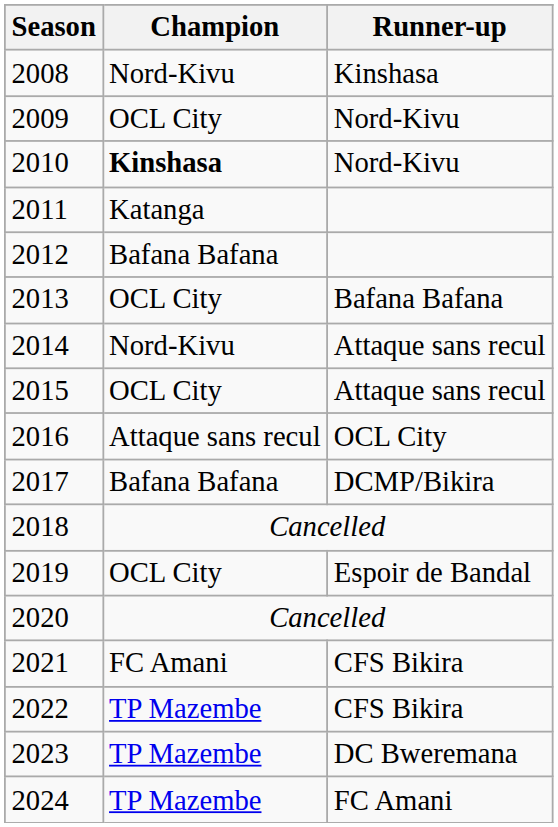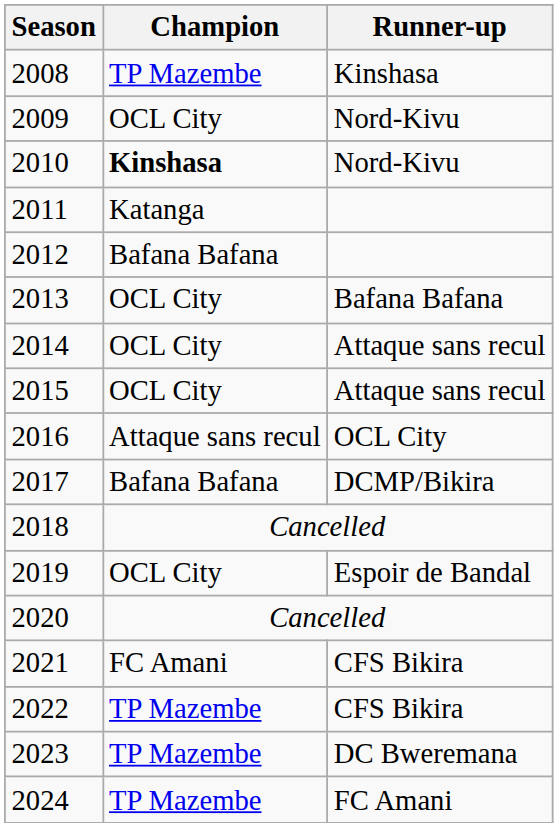(172, 72) Nord-Kivu -> (185, 72) TP Mazembe
(172, 345) Nord-Kivu -> (165, 345) OCL City
